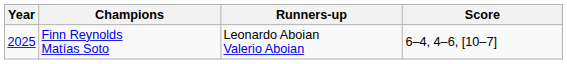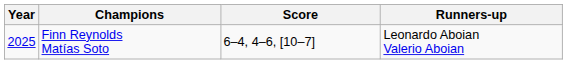columns swapped: (311, 15) <-> (482, 15)
